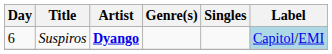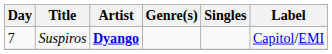(11, 37) 6 -> (11, 37) 7
(289, 37) lightblue background -> (289, 37) no background
